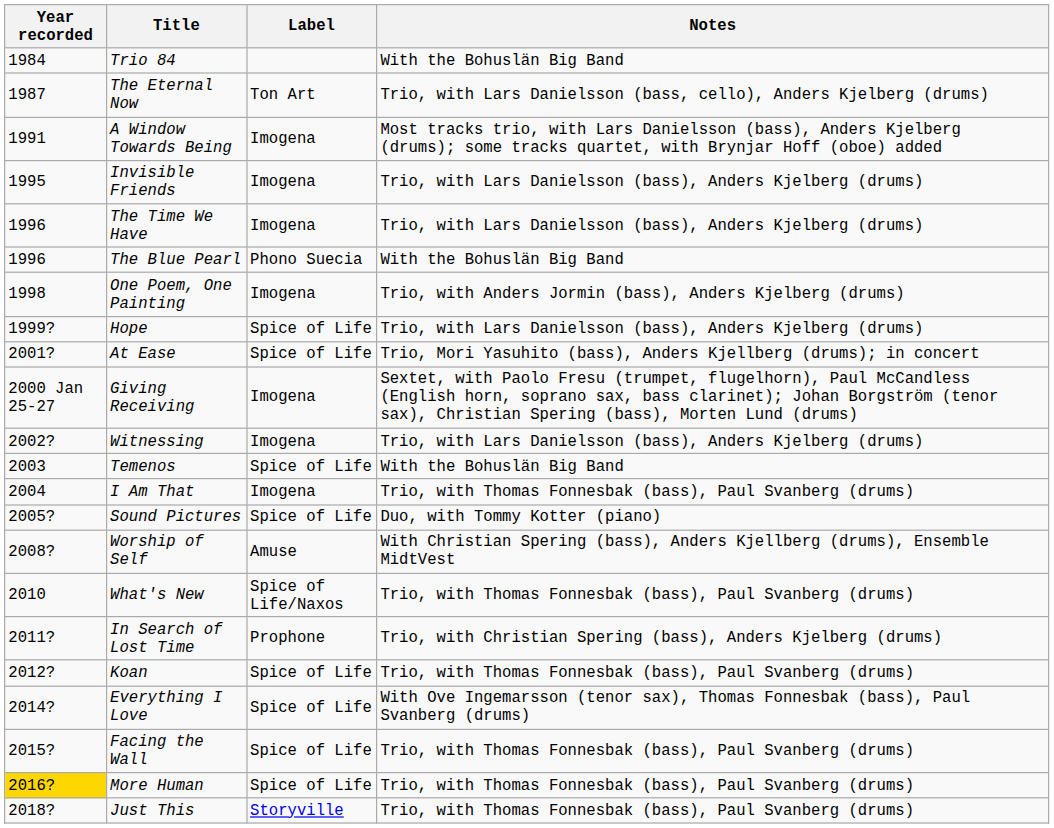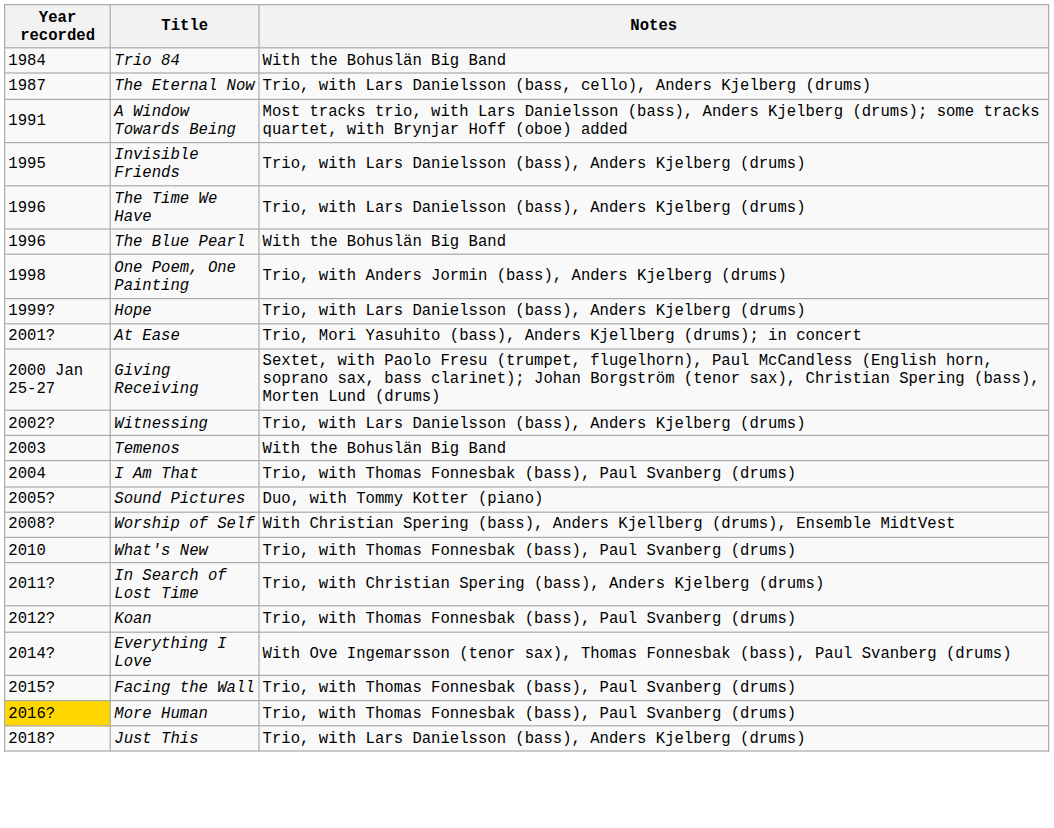- column: (312, 26)
(647, 811) Trio, with Thomas Fonnesbak (bass), Paul Svanberg (drums) -> (534, 739) Trio, with Lars Danielsson (bass), Anders Kjelberg (drums)
